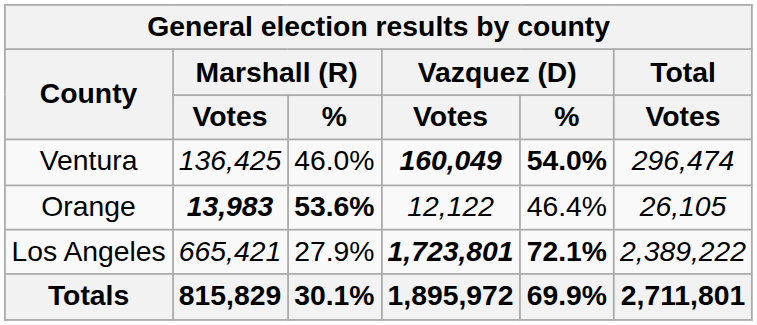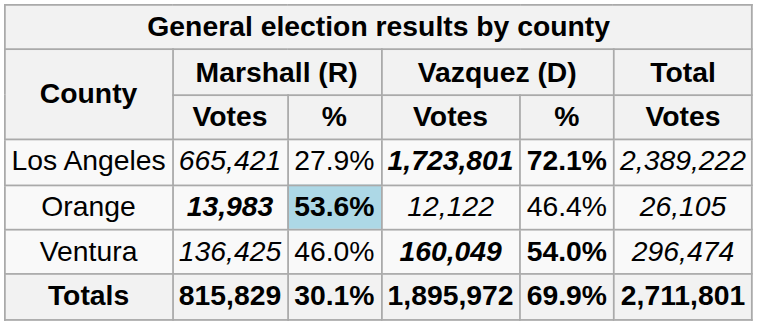rows swapped: (89, 251) <-> (89, 161)
(334, 206) no background -> (334, 206) lightblue background
